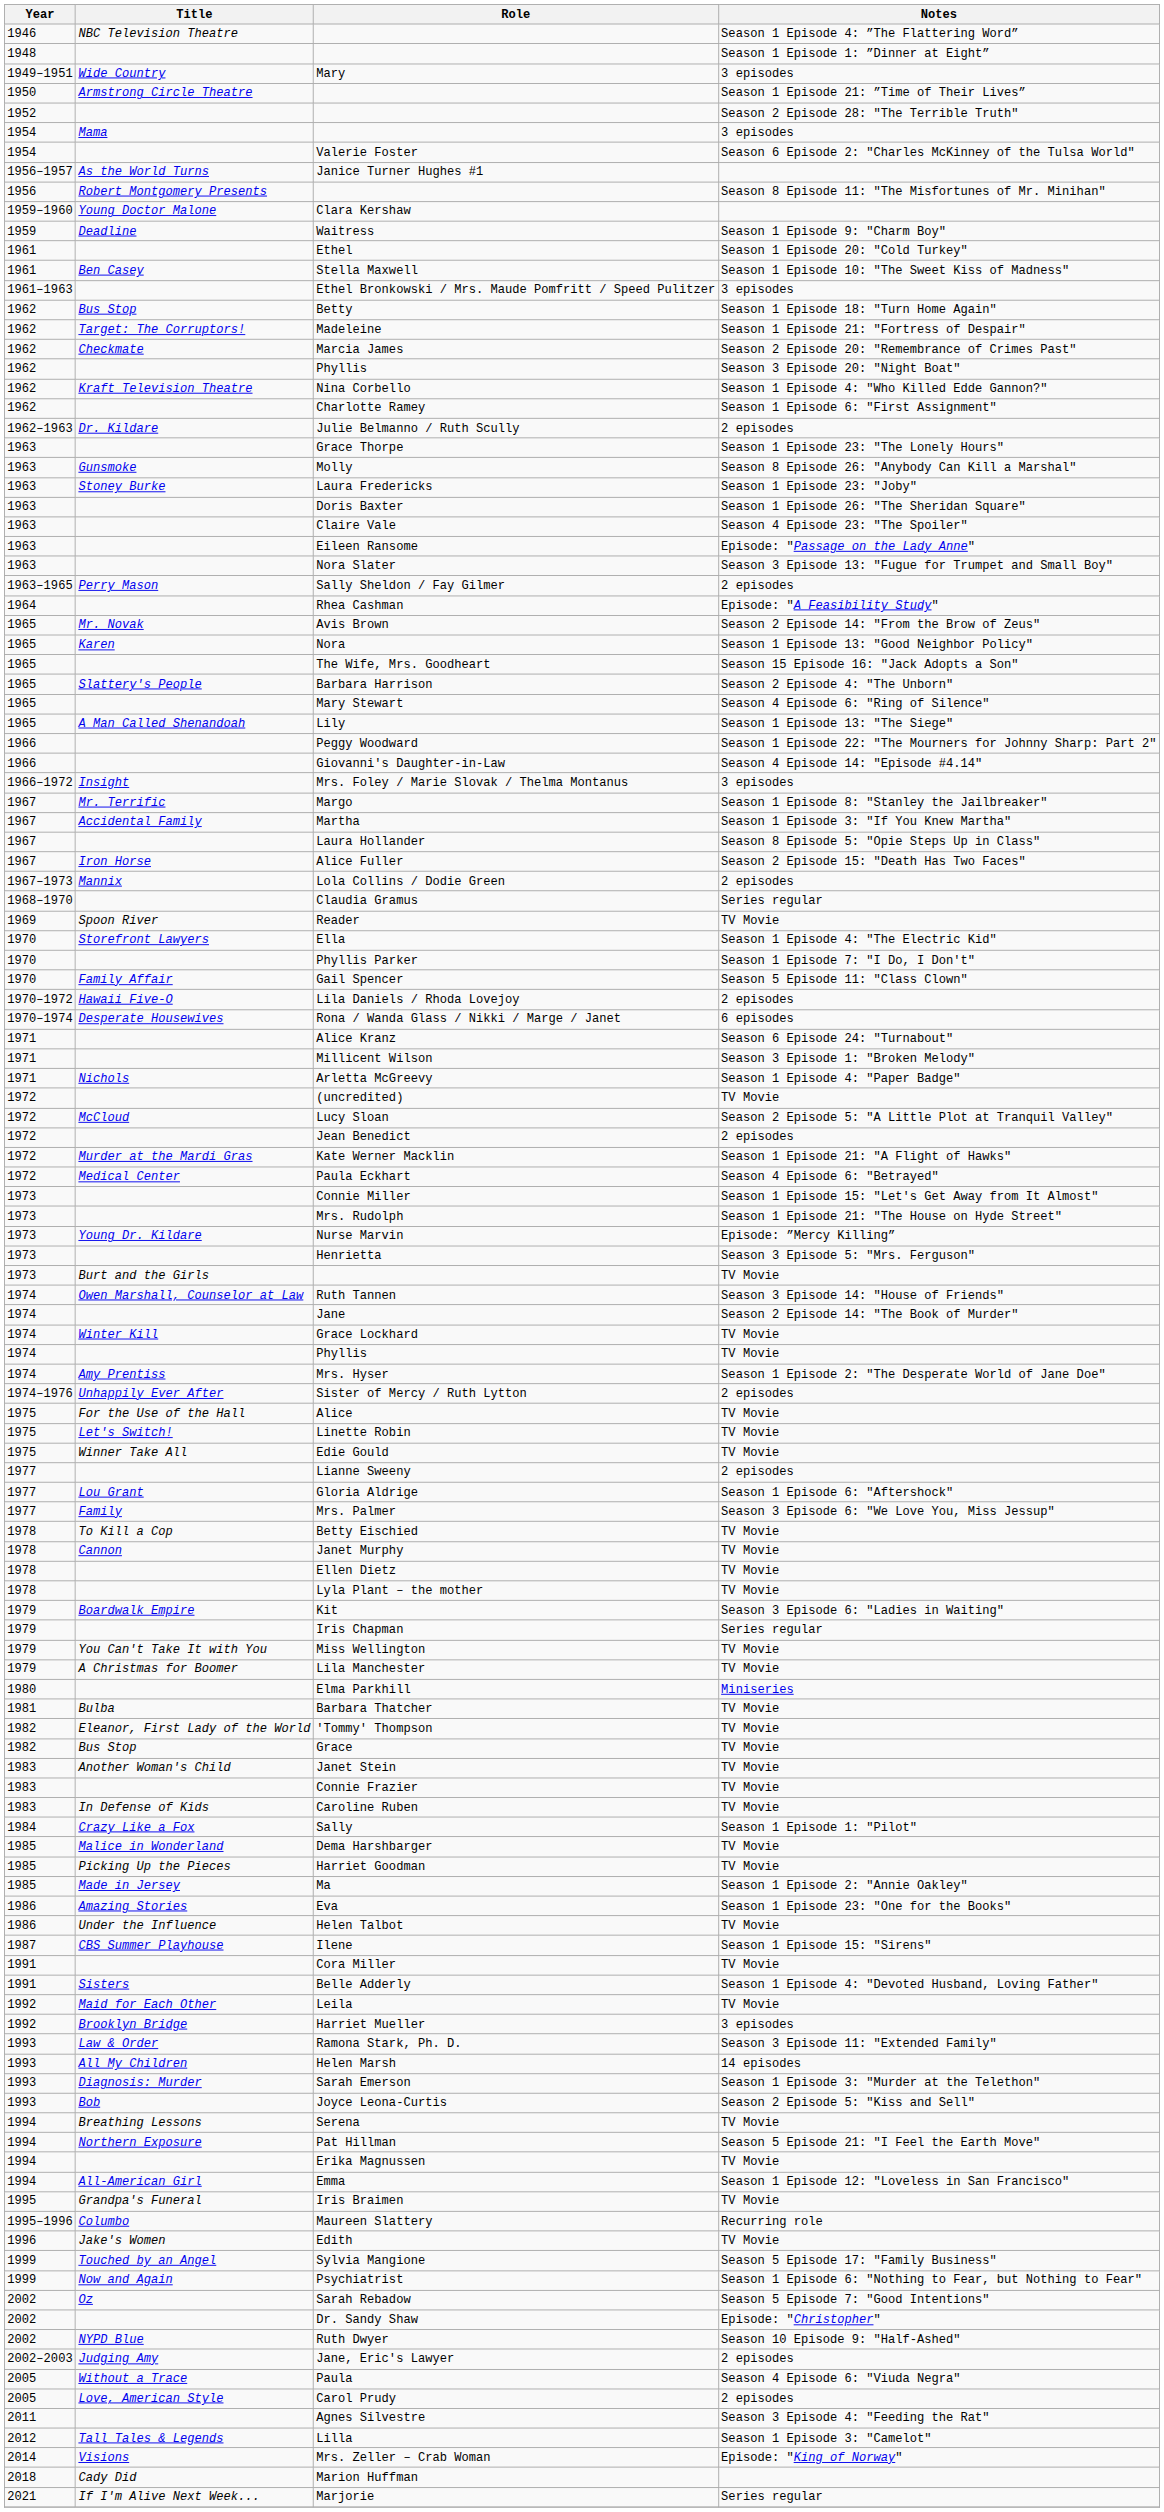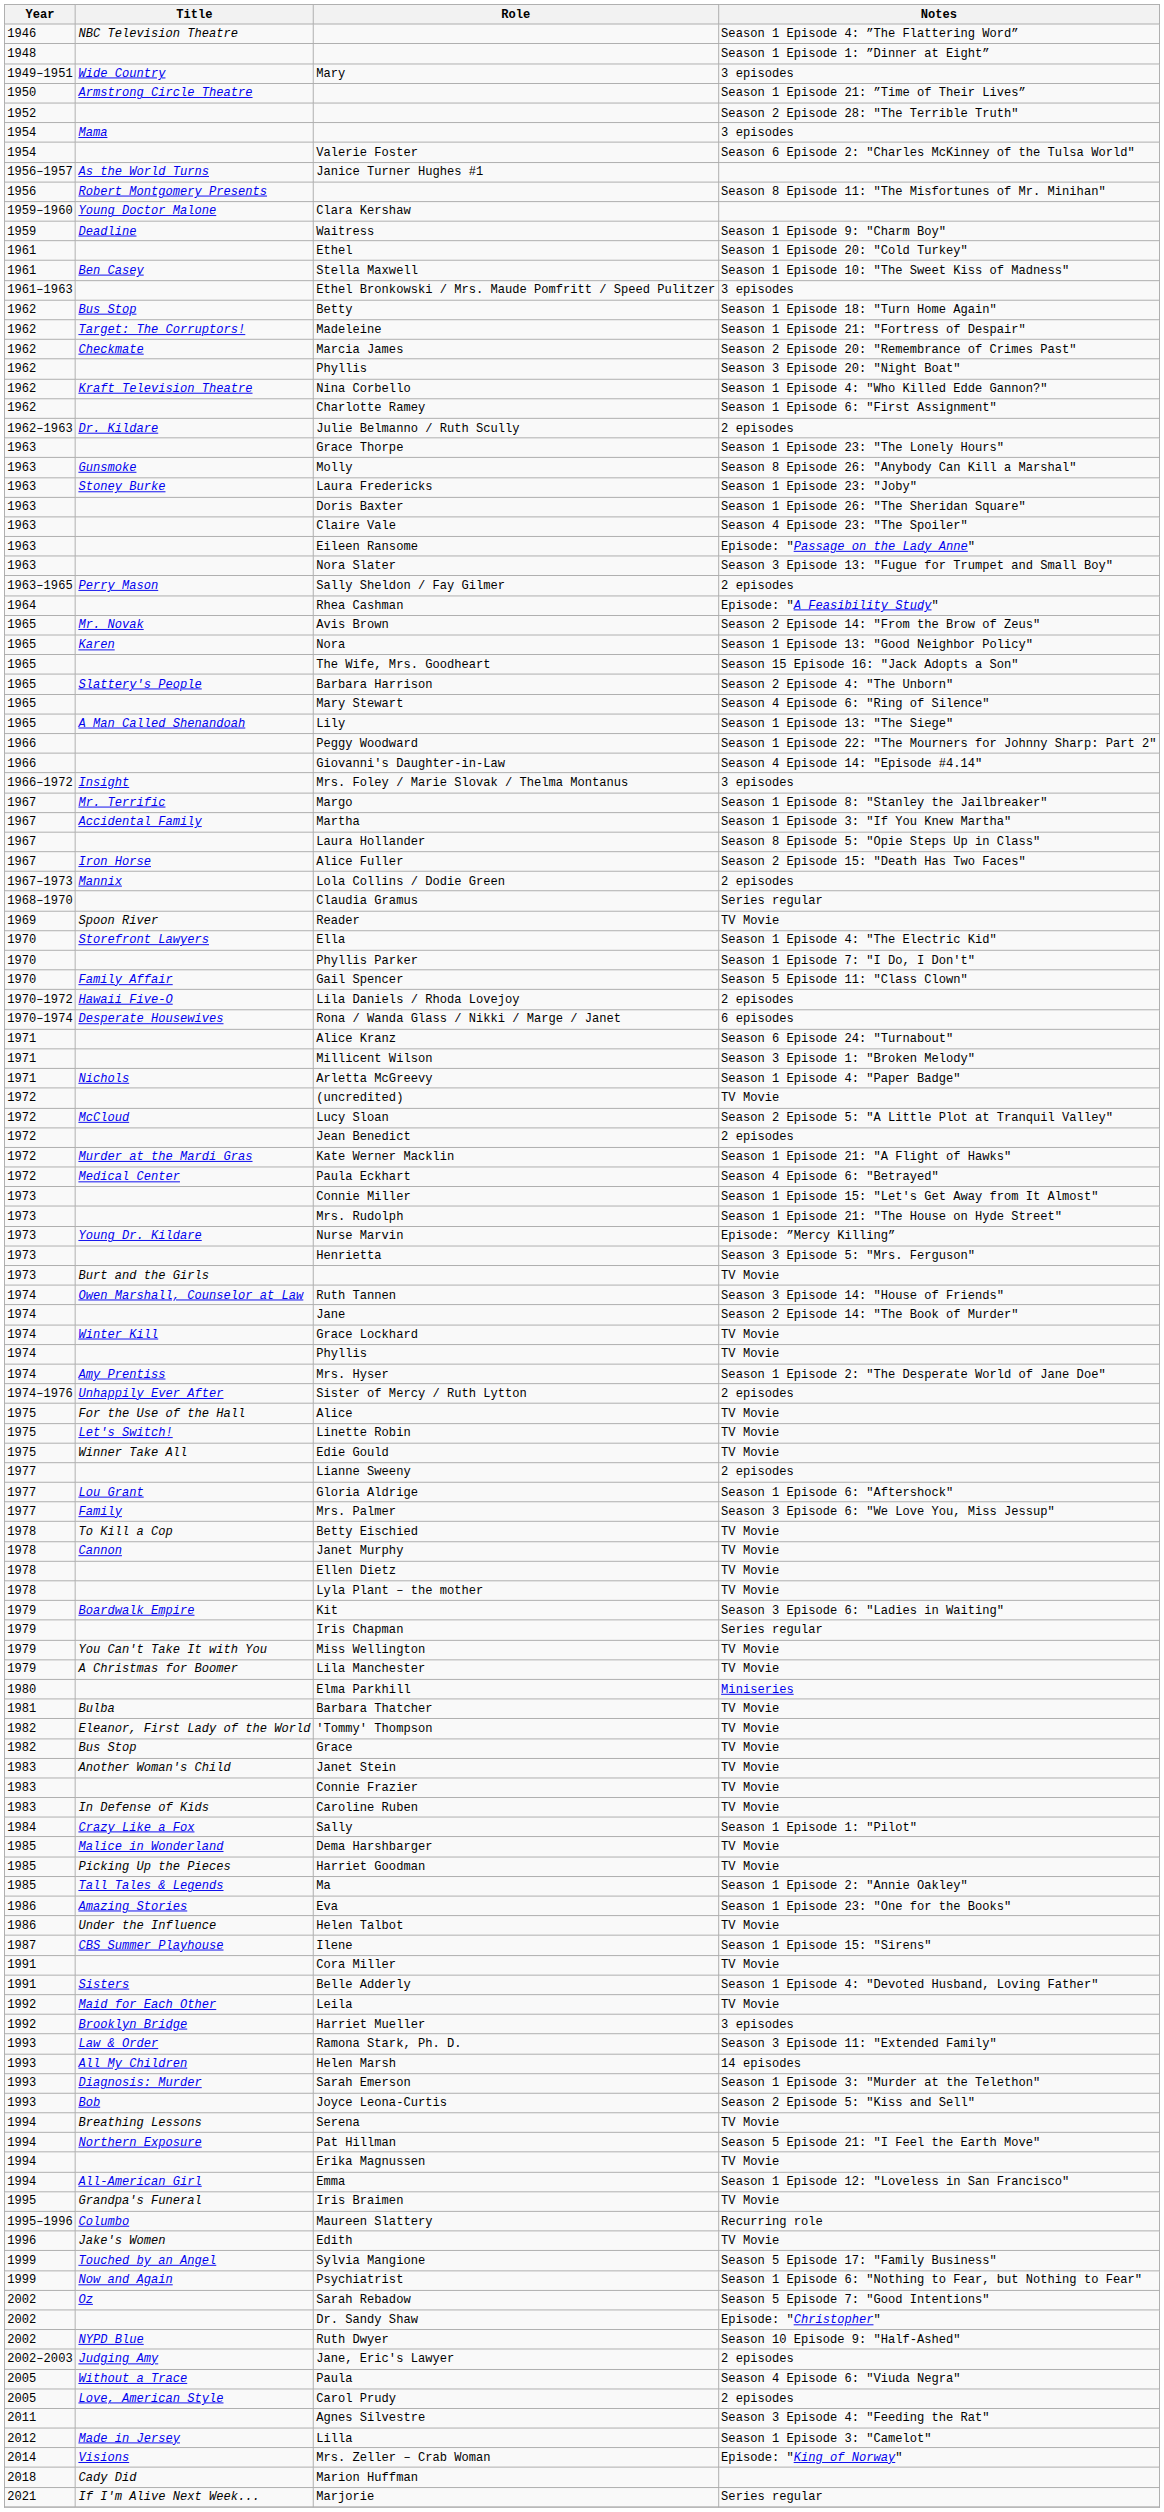(129, 1886) Made in Jersey -> (151, 1886) Tall Tales & Legends
(151, 2438) Tall Tales & Legends -> (129, 2438) Made in Jersey
